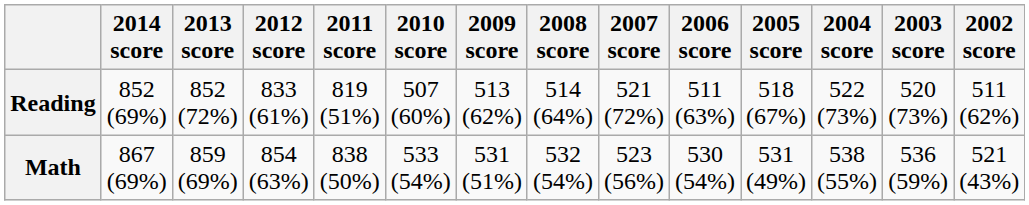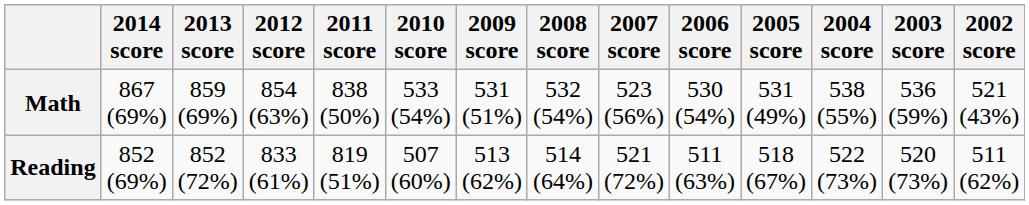rows swapped: (53, 167) <-> (53, 102)
